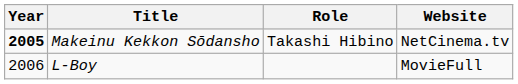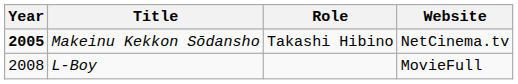(26, 66) 2006 -> (26, 66) 2008
